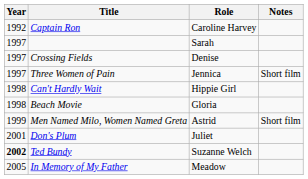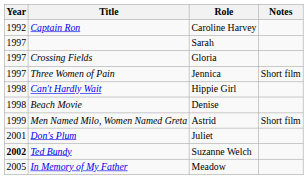(205, 58) Denise -> (204, 58) Gloria
(204, 105) Gloria -> (205, 105) Denise
